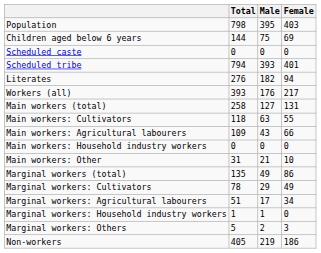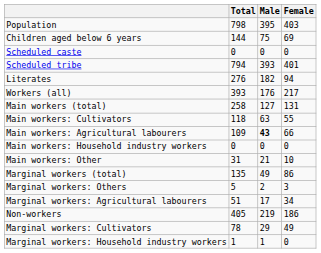(265, 133) normal -> (265, 133) bold
rows swapped: (79, 187) <-> (66, 228)
rows swapped: (116, 214) <-> (34, 242)
